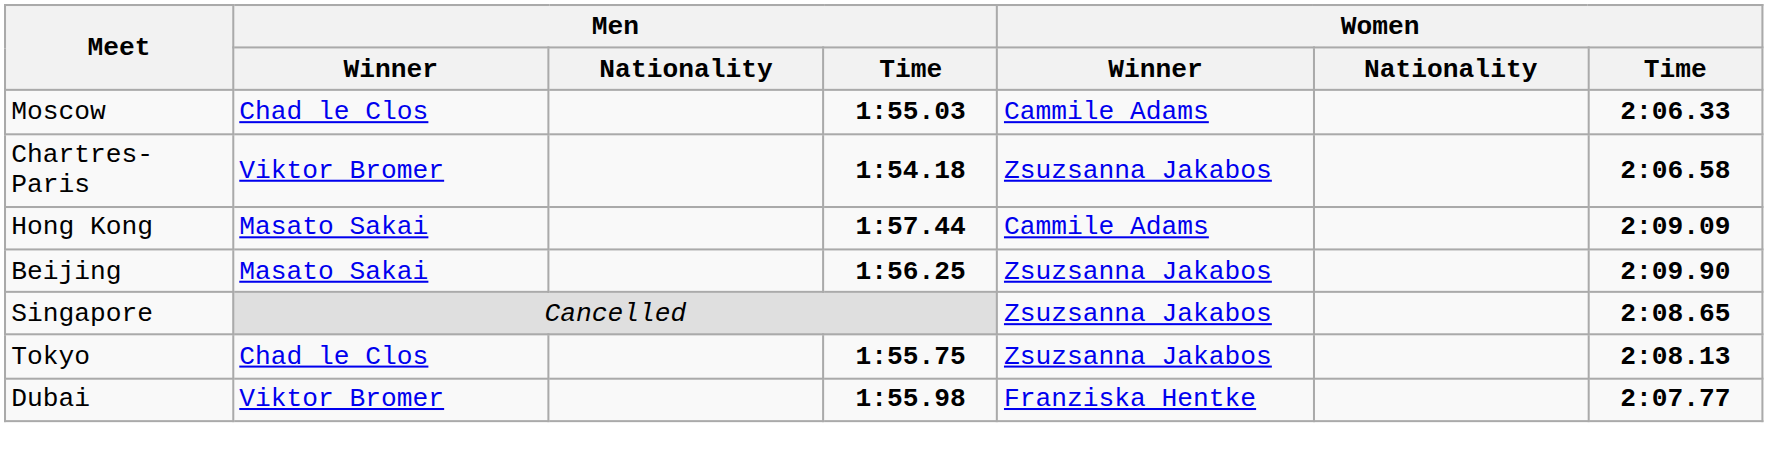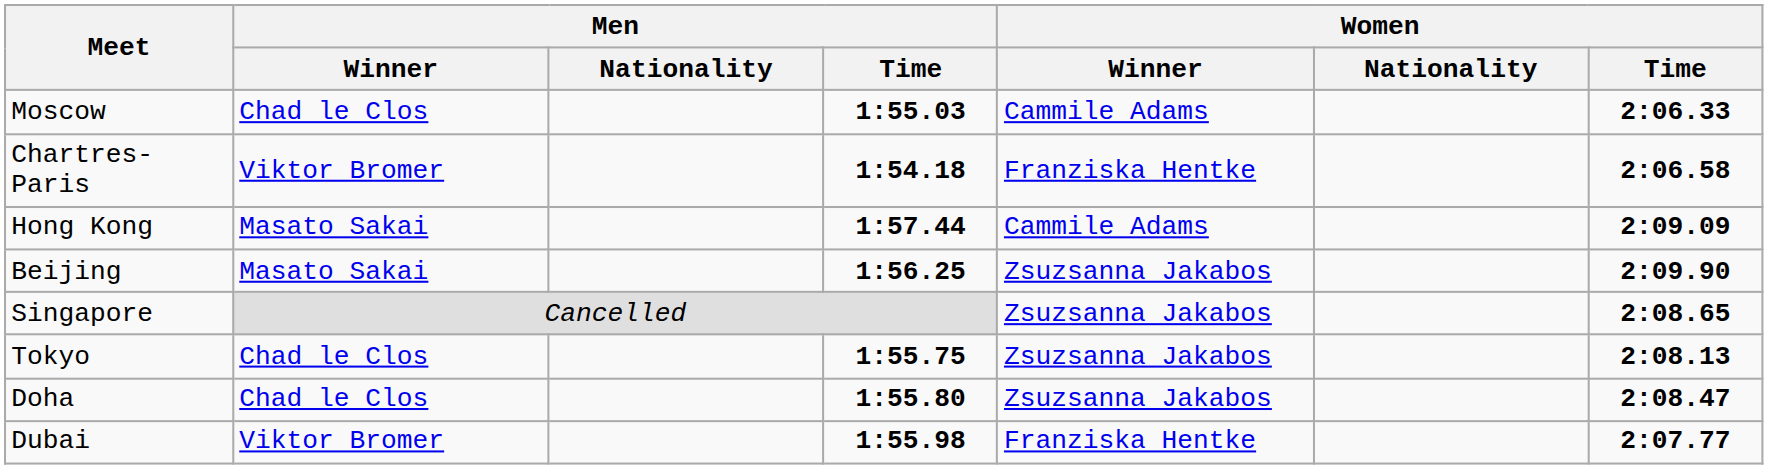(1138, 170) Zsuzsanna Jakabos -> (1130, 170) Franziska Hentke
+ row: (43, 399)
